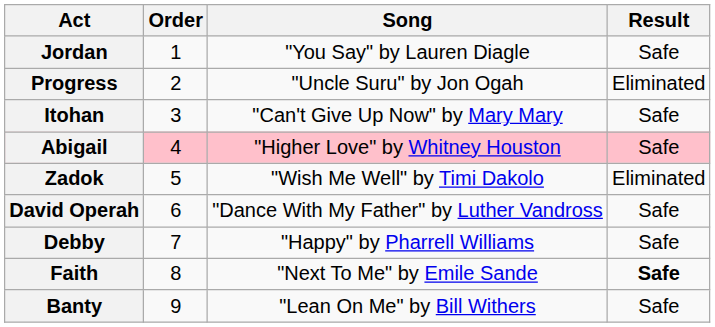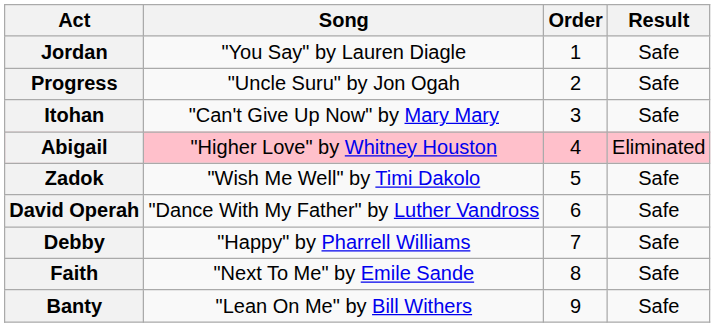columns swapped: (176, 20) <-> (408, 20)
(659, 83) Eliminated -> (659, 83) Safe
(659, 147) Safe -> (659, 147) Eliminated
(659, 178) Eliminated -> (659, 178) Safe
(659, 274) bold -> (659, 274) normal
